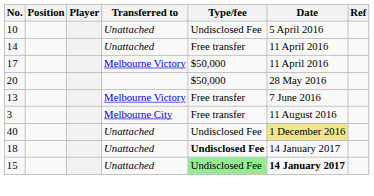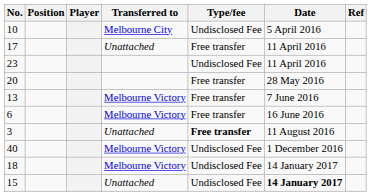(129, 30) Unattached -> (138, 30) Melbourne City
- row: (12, 47)
(145, 64) Melbourne Victory -> (129, 47) Unattached
(208, 64) $50,000 -> (218, 47) Free transfer
+ row: (12, 64)
(208, 81) $50,000 -> (218, 81) Free transfer
+ row: (9, 115)
(138, 115) Melbourne City -> (129, 132) Unattached
(218, 115) normal -> (221, 132) bold
(129, 132) Unattached -> (145, 149) Melbourne Victory
(307, 132) khaki background -> (305, 149) no background
(129, 149) Unattached -> (145, 166) Melbourne Victory
(227, 149) bold -> (226, 166) normal
(226, 166) lightgreen background -> (226, 183) no background
